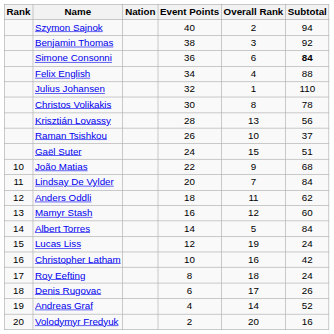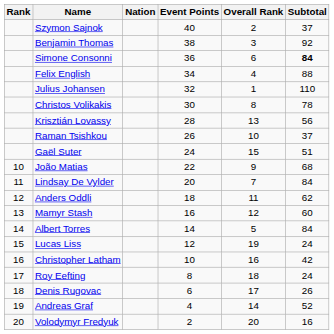(307, 27) 94 -> (307, 27) 37
